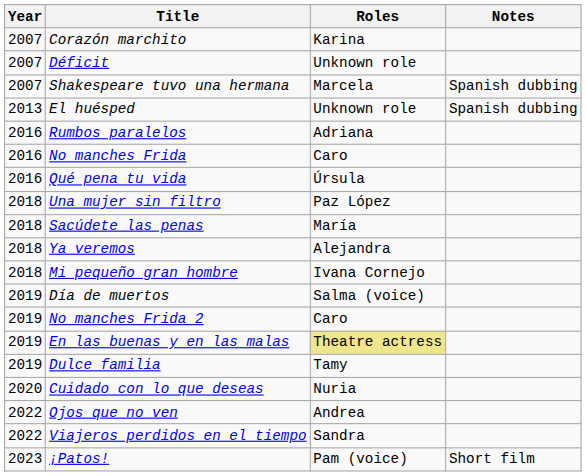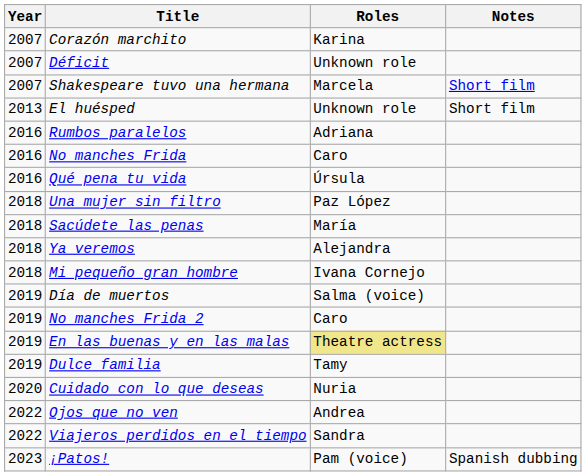(513, 86) Spanish dubbing -> (492, 86) Short film
(513, 109) Spanish dubbing -> (492, 109) Short film
(492, 459) Short film -> (513, 459) Spanish dubbing
